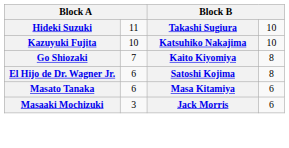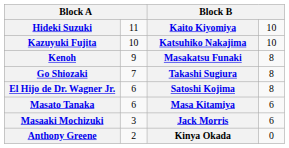(203, 27) Takashi Sugiura -> (203, 27) Kaito Kiyomiya
+ row: (62, 58)
(203, 58) Kaito Kiyomiya -> (203, 74) Takashi Sugiura
+ row: (62, 136)
